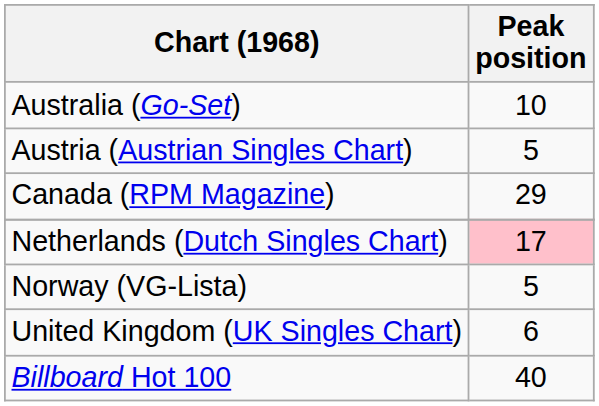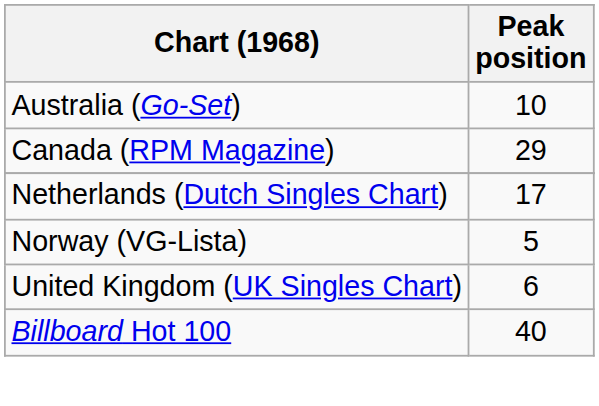- row: (212, 150)
(531, 241) pink background -> (531, 195) no background
